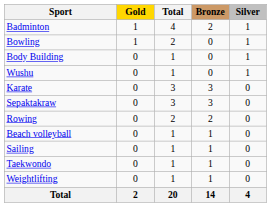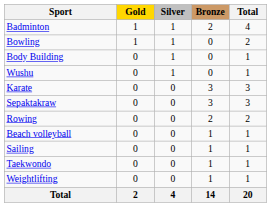columns swapped: (248, 12) <-> (173, 12)
